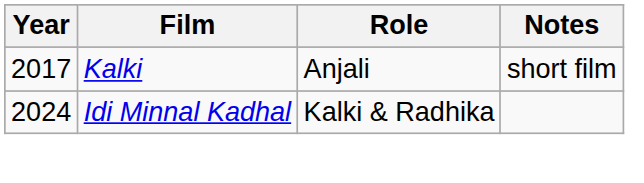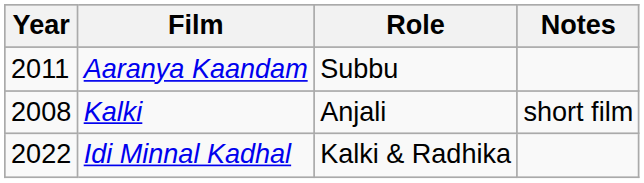+ row: (196, 68)
(41, 68) 2017 -> (41, 111) 2008
(41, 111) 2024 -> (41, 154) 2022
